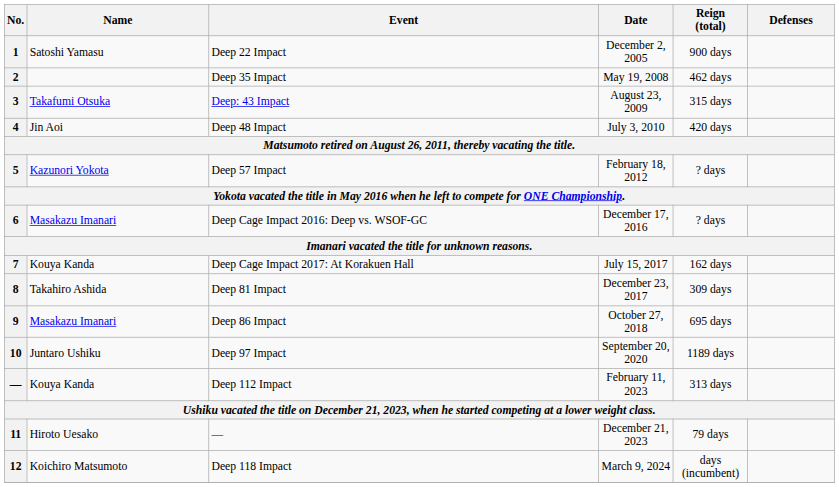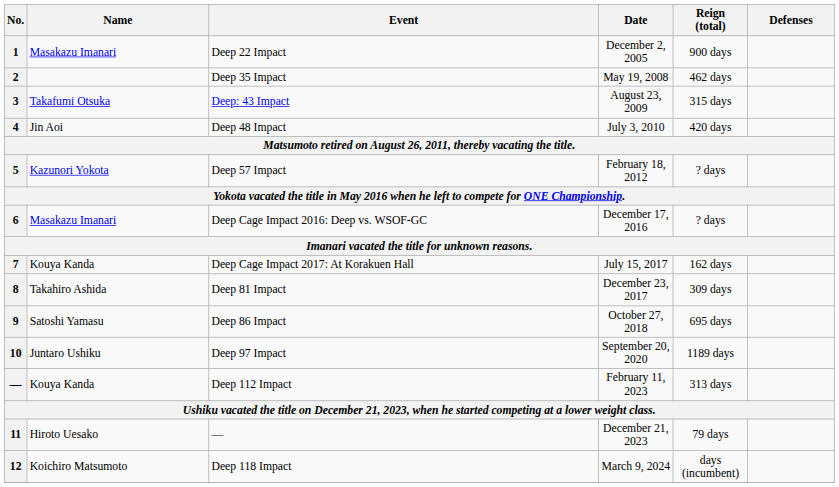(67, 51) Satoshi Yamasu -> (73, 51) Masakazu Imanari
(73, 321) Masakazu Imanari -> (67, 321) Satoshi Yamasu
